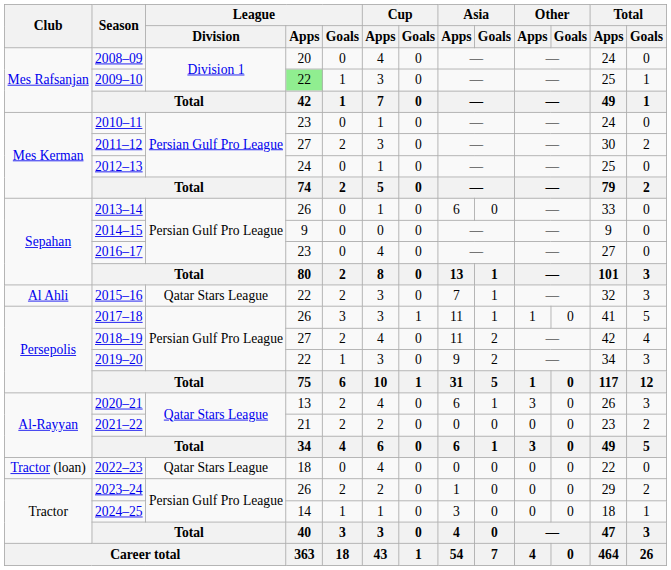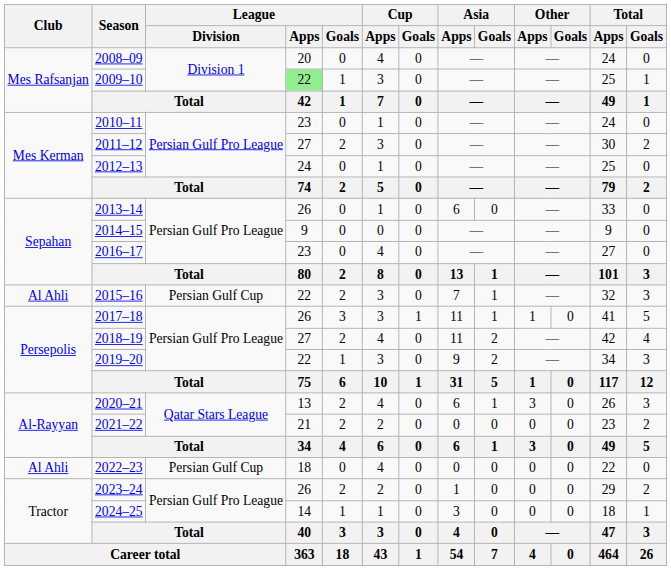(216, 295) Qatar Stars League -> (216, 295) Persian Gulf Cup
(48, 468) Tractor (loan) -> (48, 468) Al Ahli
(216, 468) Qatar Stars League -> (216, 468) Persian Gulf Cup
